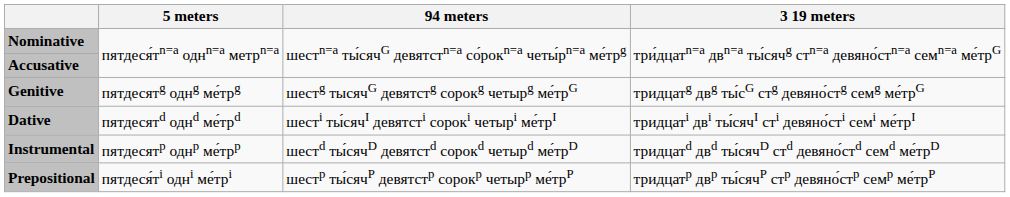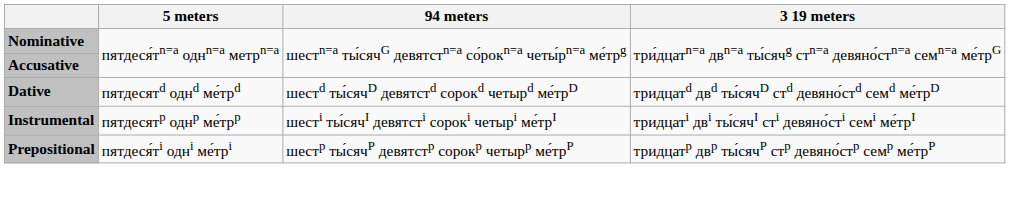- row: (36, 91)
(421, 120) шестi ты́сячI девятстi сорокi четырi ме́трI -> (432, 91) шестd ты́сячD девятстd сорокd четырd ме́трD
(775, 120) тридцатi двi ты́сячI стi девяно́стi семi ме́трI -> (787, 91) тридцатd двd ты́сячD стd девяно́стd семd ме́трD
(432, 148) шестd ты́сячD девятстd сорокd четырd ме́трD -> (421, 120) шестi ты́сячI девятстi сорокi четырi ме́трI
(787, 148) тридцатd двd ты́сячD стd девяно́стd семd ме́трD -> (775, 120) тридцатi двi ты́сячI стi девяно́стi семi ме́трI
